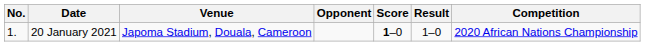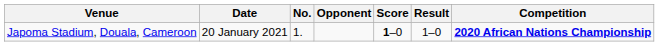columns swapped: (16, 13) <-> (217, 13)
(546, 31) normal -> (553, 31) bold
